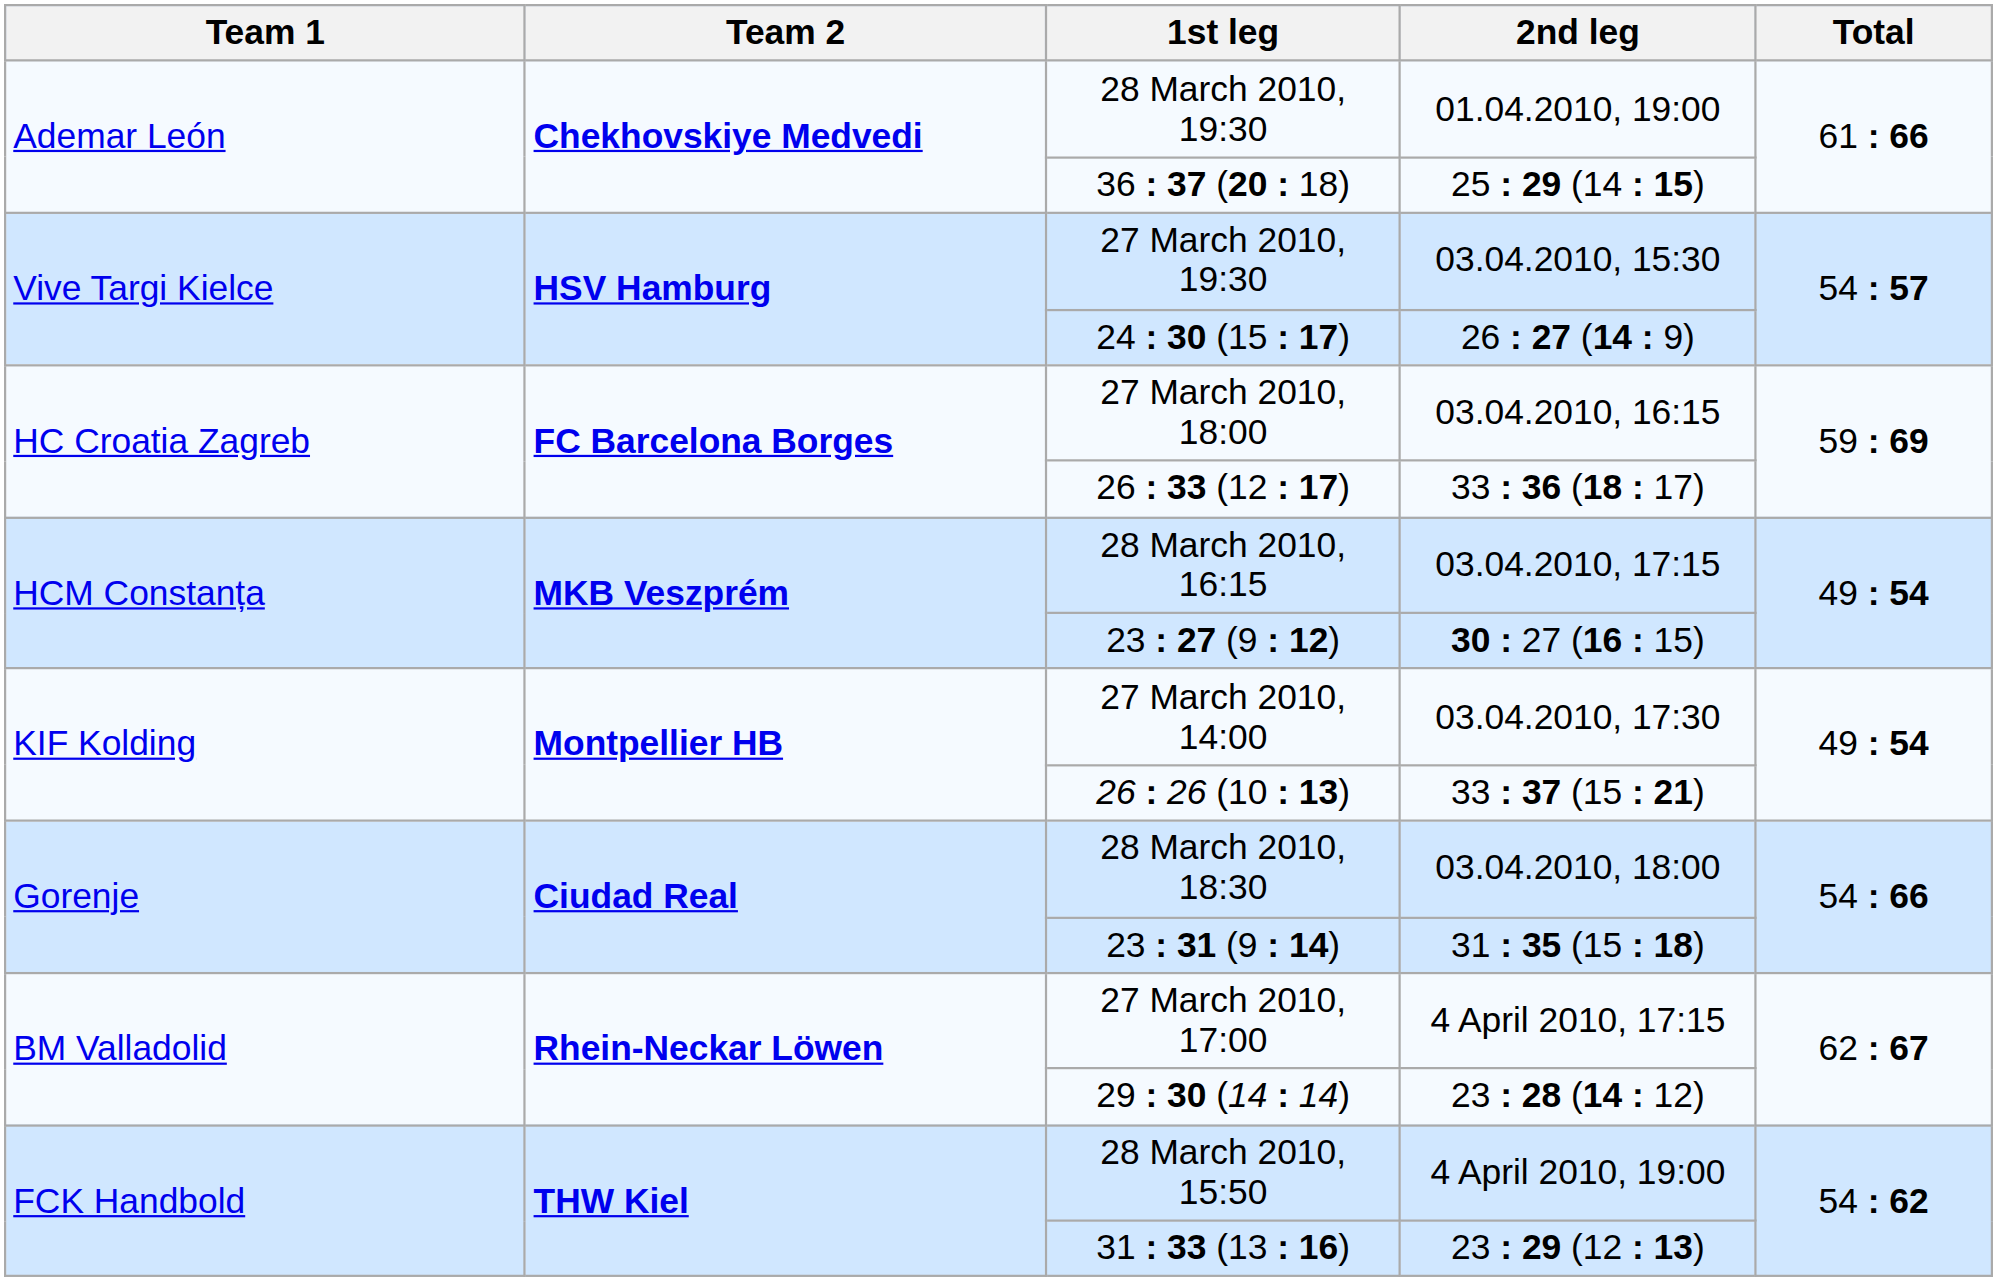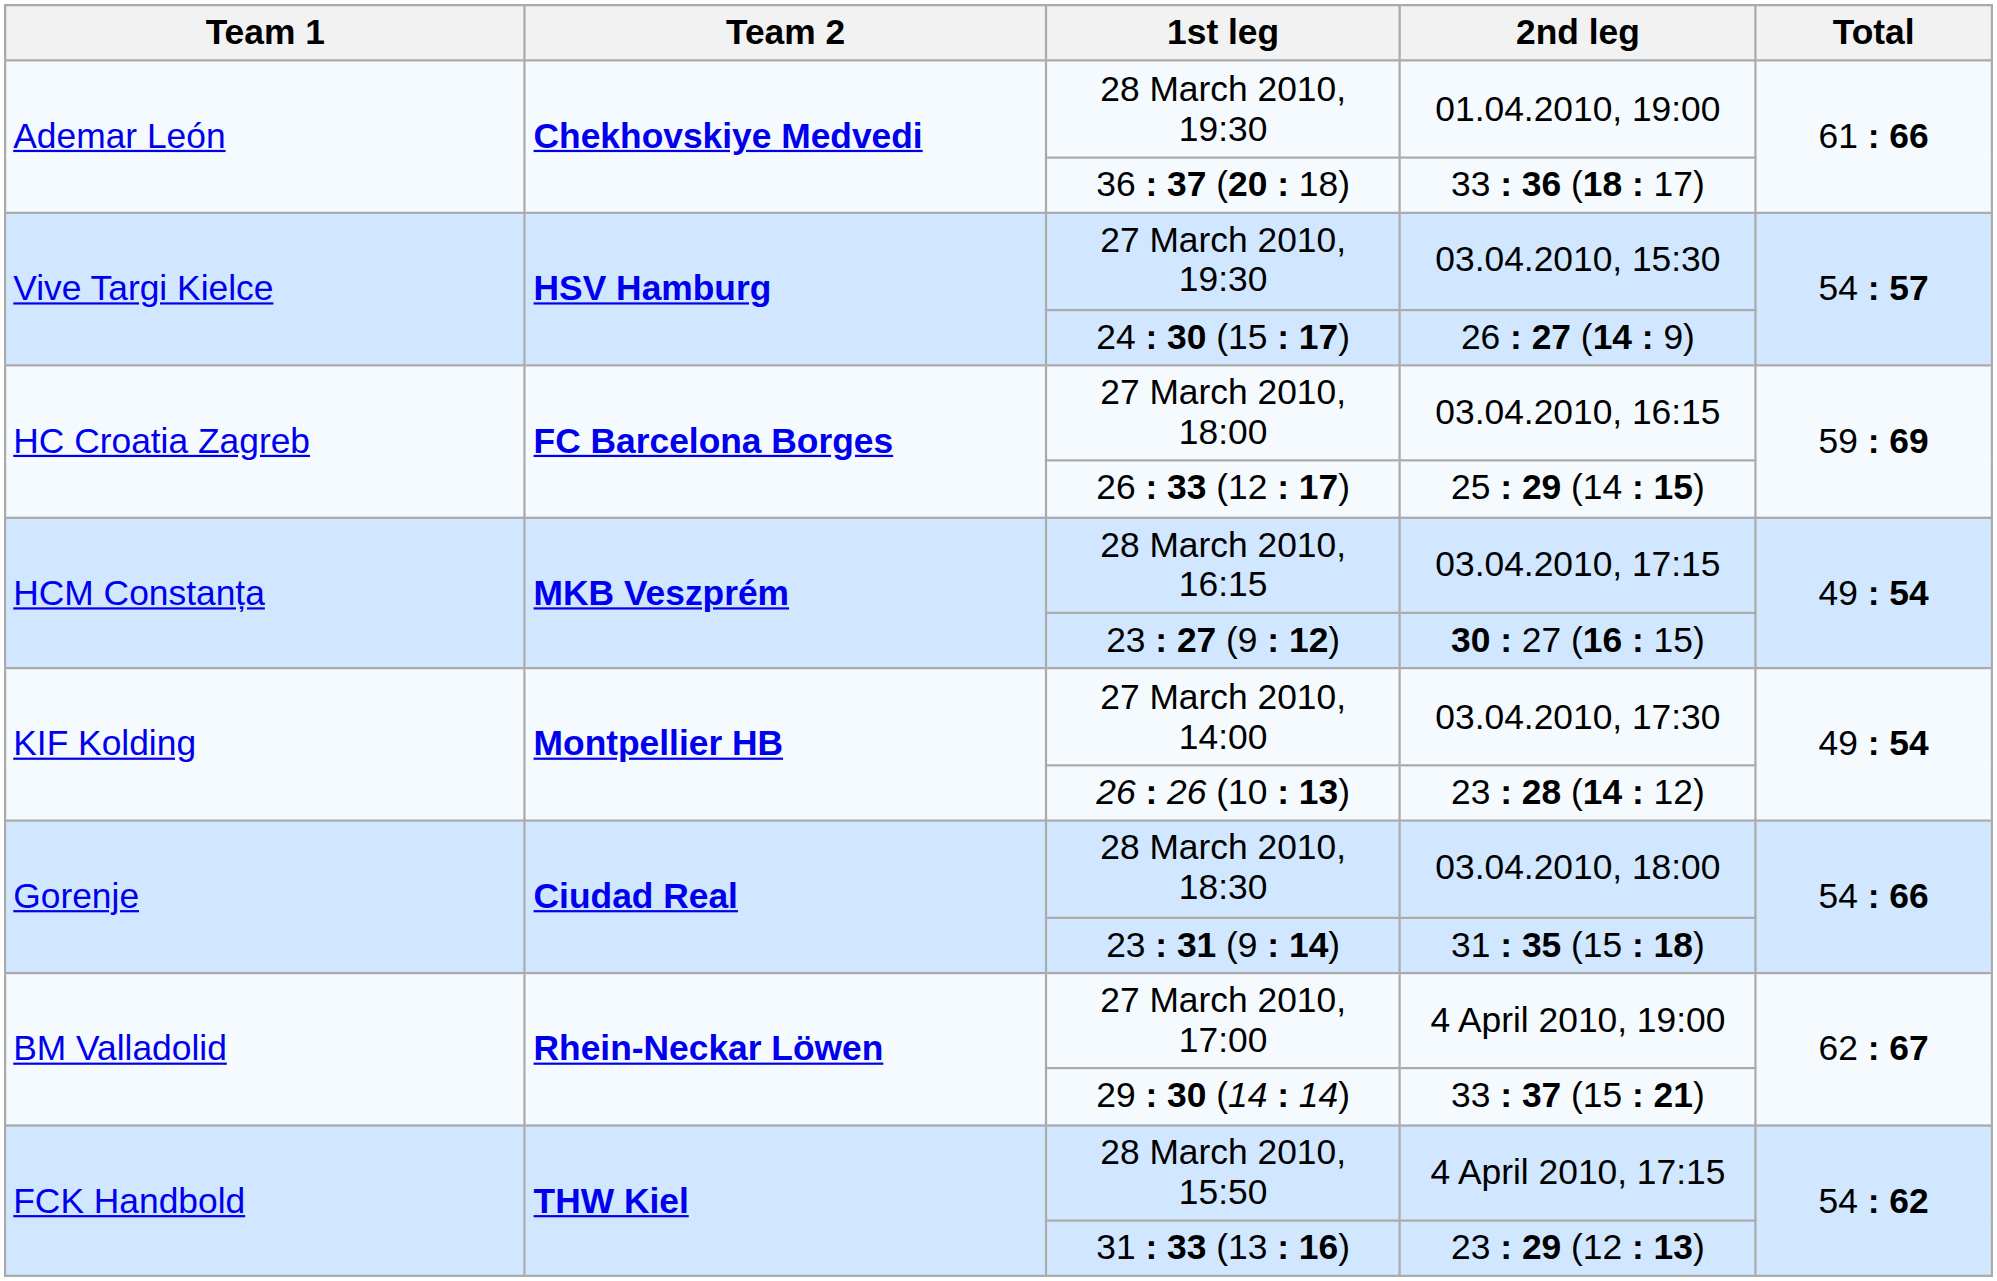(1578, 184) 25 : 29 (14 : 15) -> (1578, 184) 33 : 36 (18 : 17)
(1578, 488) 33 : 36 (18 : 17) -> (1578, 488) 25 : 29 (14 : 15)
(1578, 792) 33 : 37 (15 : 21) -> (1578, 792) 23 : 28 (14 : 12)
(1578, 1020) 4 April 2010, 17:15 -> (1578, 1020) 4 April 2010, 19:00
(1578, 1096) 23 : 28 (14 : 12) -> (1578, 1096) 33 : 37 (15 : 21)
(1578, 1172) 4 April 2010, 19:00 -> (1578, 1172) 4 April 2010, 17:15
